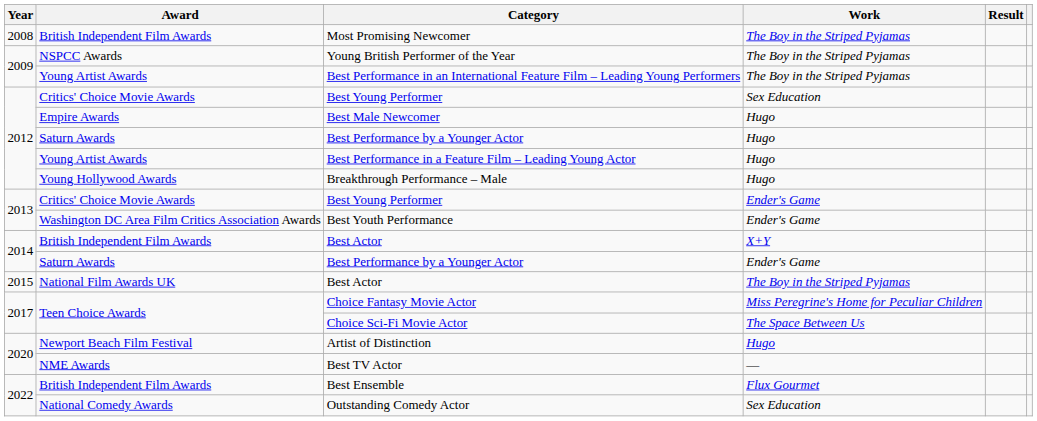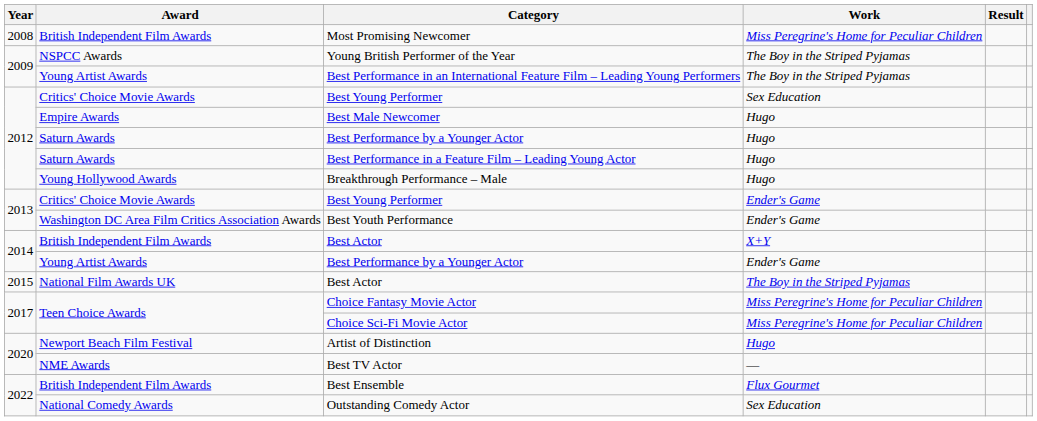(828, 35) The Boy in the Striped Pyjamas -> (864, 35) Miss Peregrine's Home for Peculiar Children
(93, 158) Young Artist Awards -> (77, 158) Saturn Awards
(77, 261) Saturn Awards -> (93, 261) Young Artist Awards
(805, 323) The Space Between Us -> (864, 323) Miss Peregrine's Home for Peculiar Children
